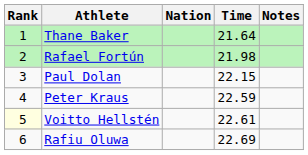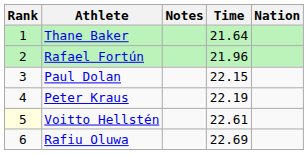columns swapped: (188, 15) <-> (281, 15)
(237, 56) 21.98 -> (229, 56) 21.96
(237, 98) 22.59 -> (229, 98) 22.19
